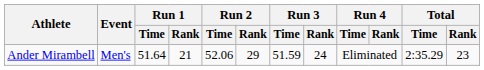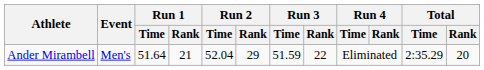(219, 55) 52.06 -> (219, 55) 52.04
(320, 55) 24 -> (320, 55) 22
(463, 55) 23 -> (463, 55) 20
